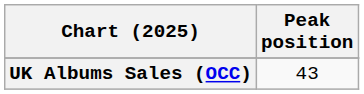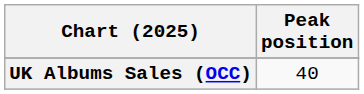(307, 74) 43 -> (307, 74) 40
